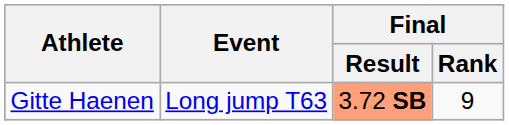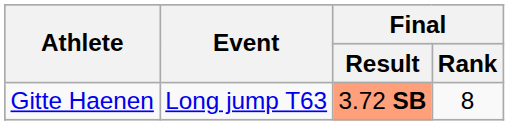(468, 101) 9 -> (468, 101) 8
